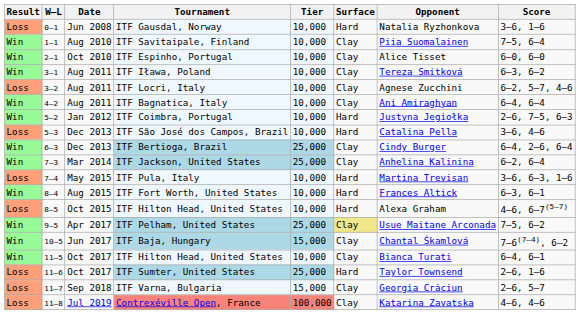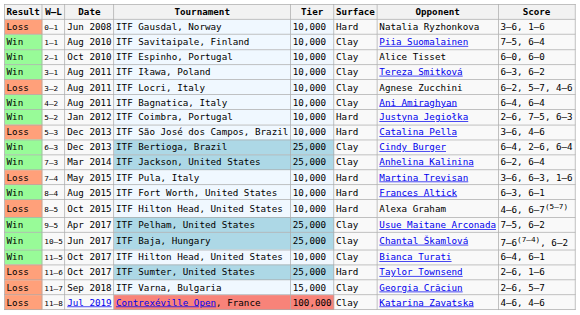(347, 225) khaki background -> (347, 225) no background
(309, 241) 15,000 -> (309, 241) 25,000
